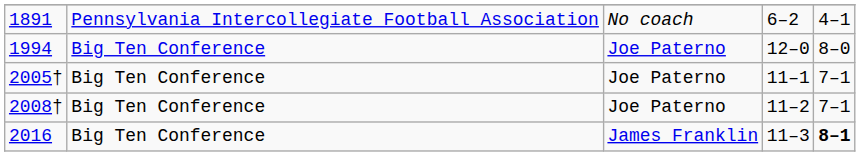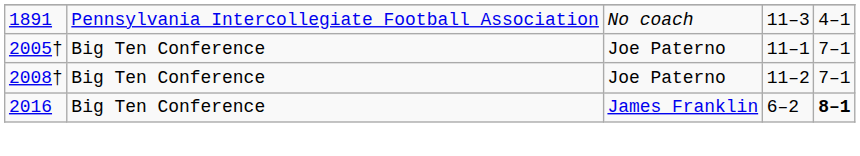(783, 19) 6–2 -> (788, 19) 11–3
- row: (31, 49)
(788, 136) 11–3 -> (783, 107) 6–2
